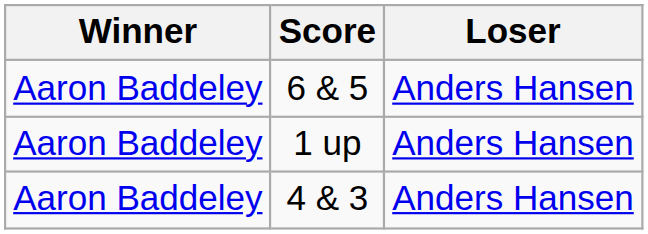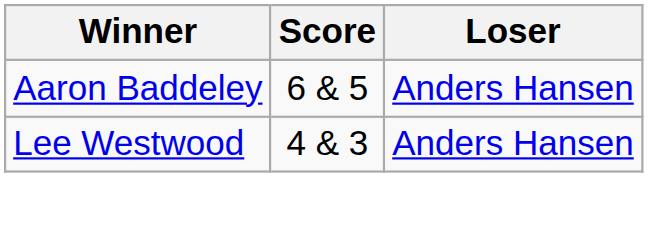- row: (327, 143)
(138, 198) Aaron Baddeley -> (129, 143) Lee Westwood
